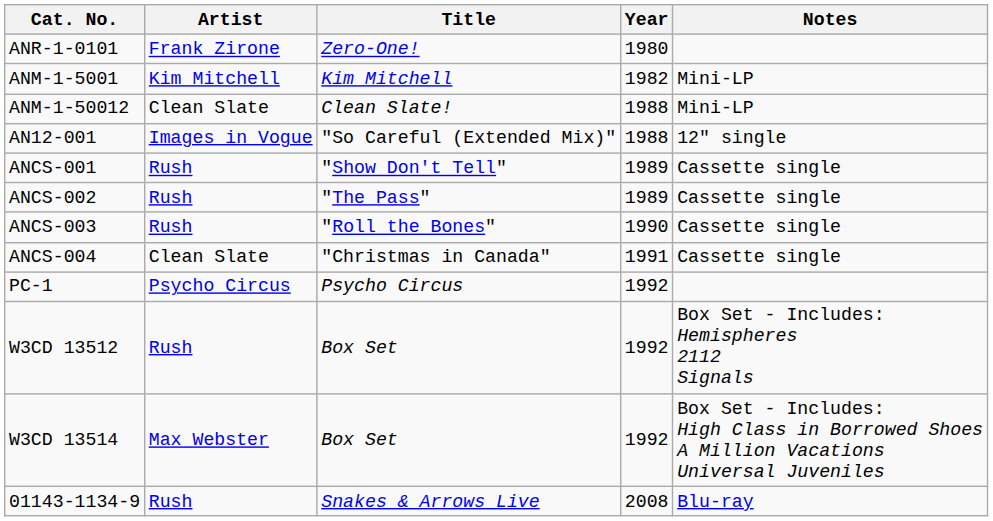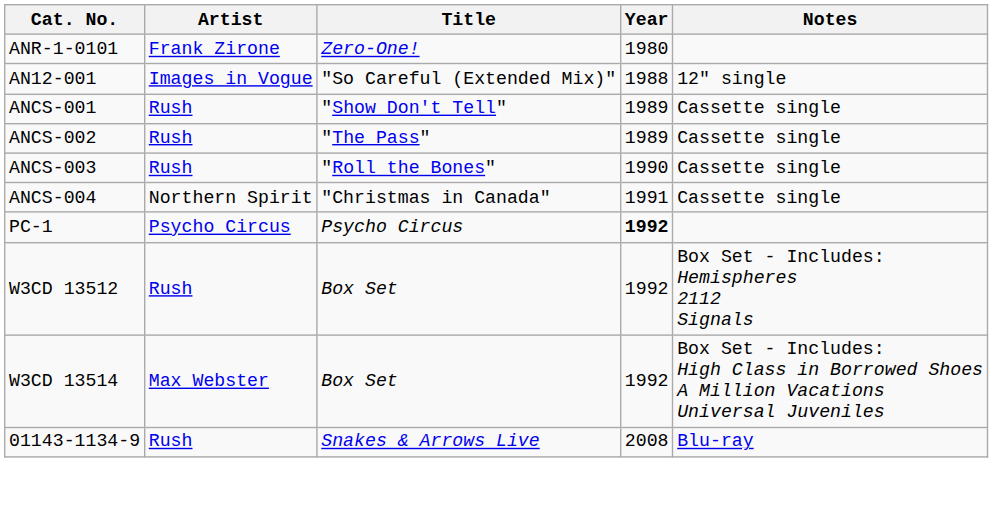- row: (64, 79)
- row: (69, 109)
(209, 257) Clean Slate -> (231, 198) Northern Spirit
(647, 286) normal -> (647, 227) bold
